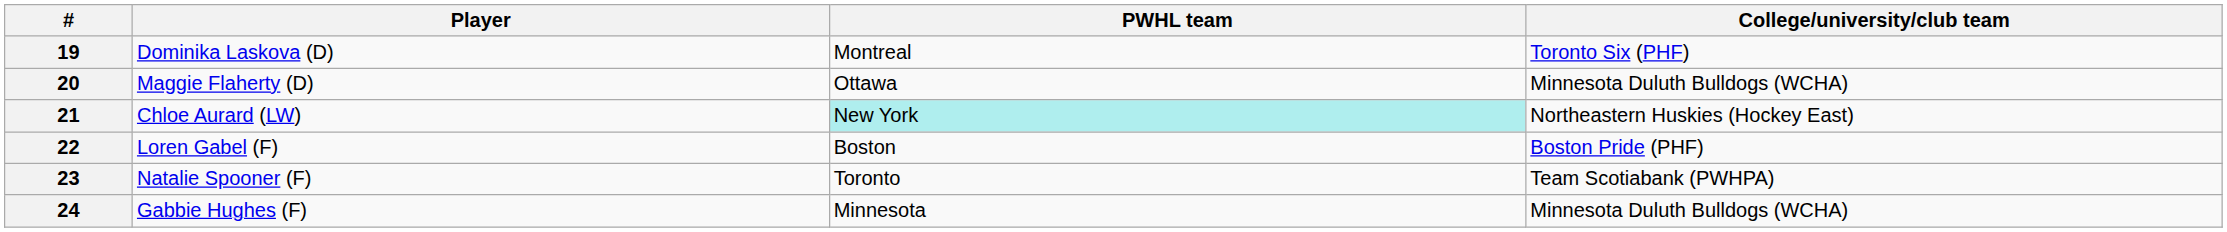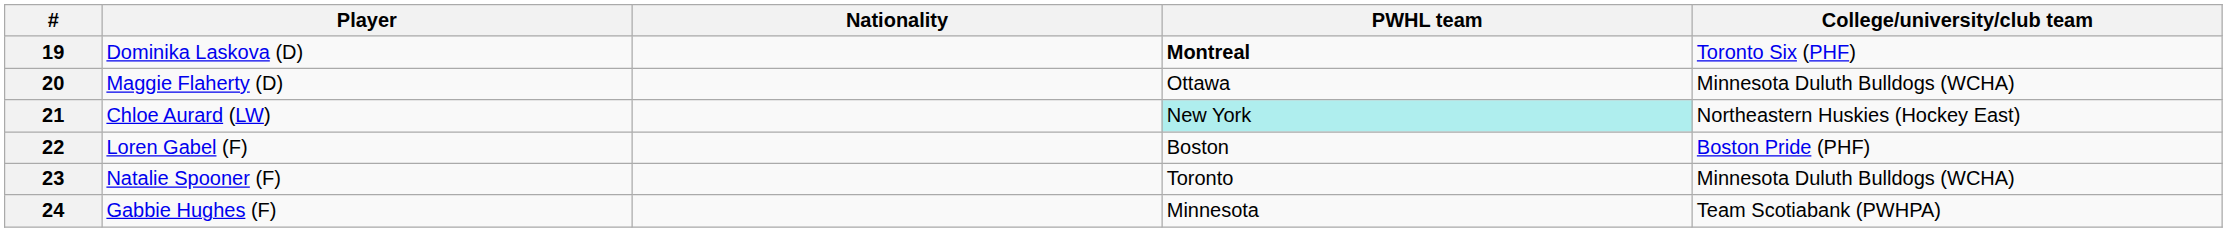+ column: (897, 20)
(873, 52) normal -> (1208, 52) bold
(1652, 178) Team Scotiabank (PWHPA) -> (1856, 178) Minnesota Duluth Bulldogs (WCHA)
(1689, 210) Minnesota Duluth Bulldogs (WCHA) -> (1819, 210) Team Scotiabank (PWHPA)
